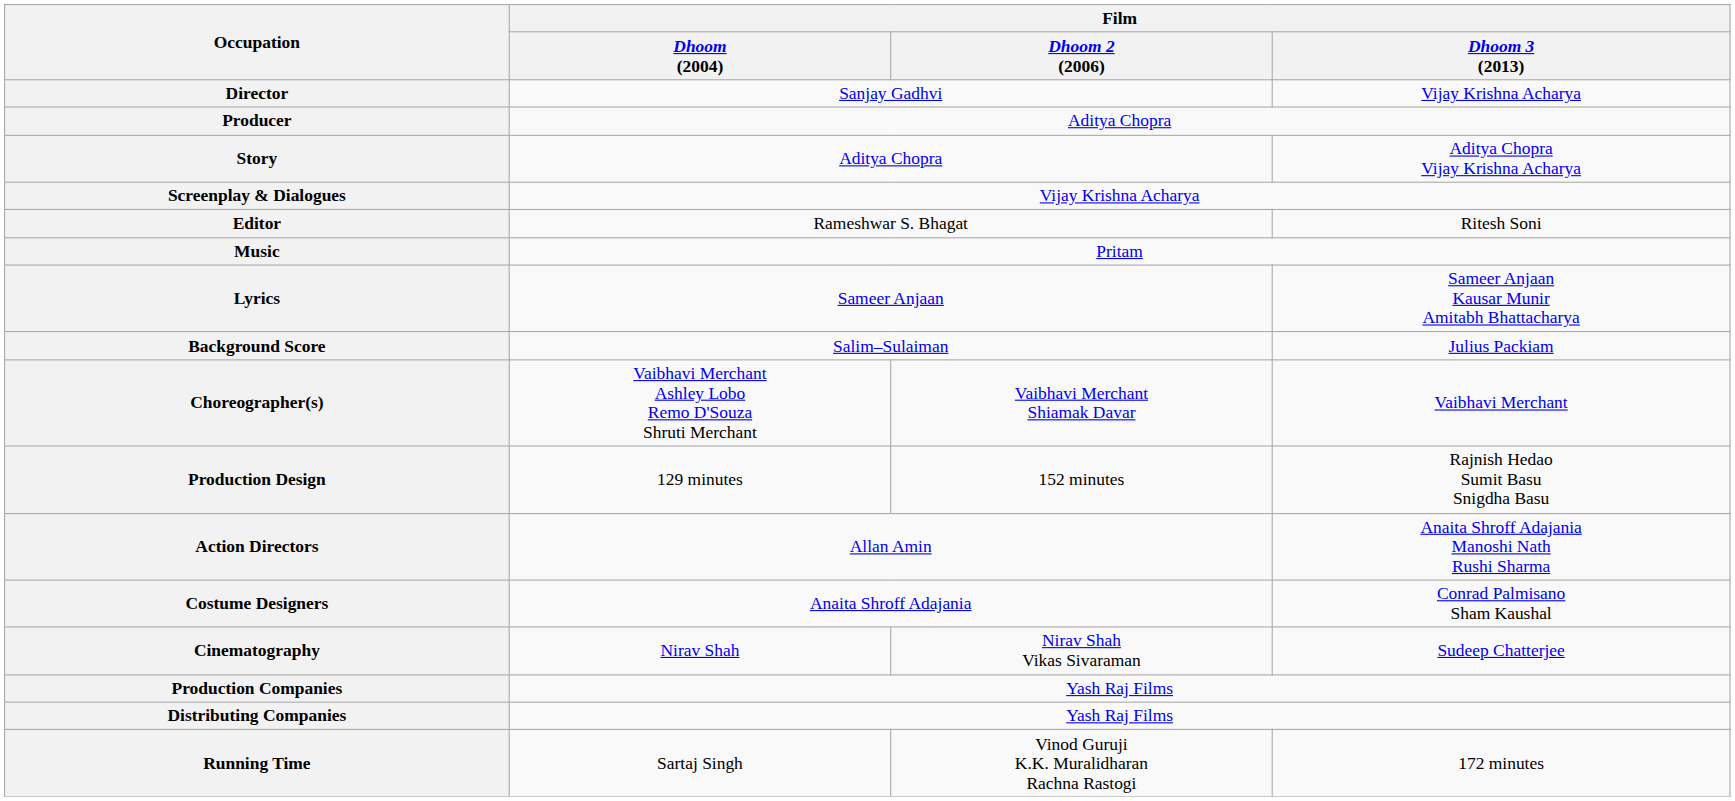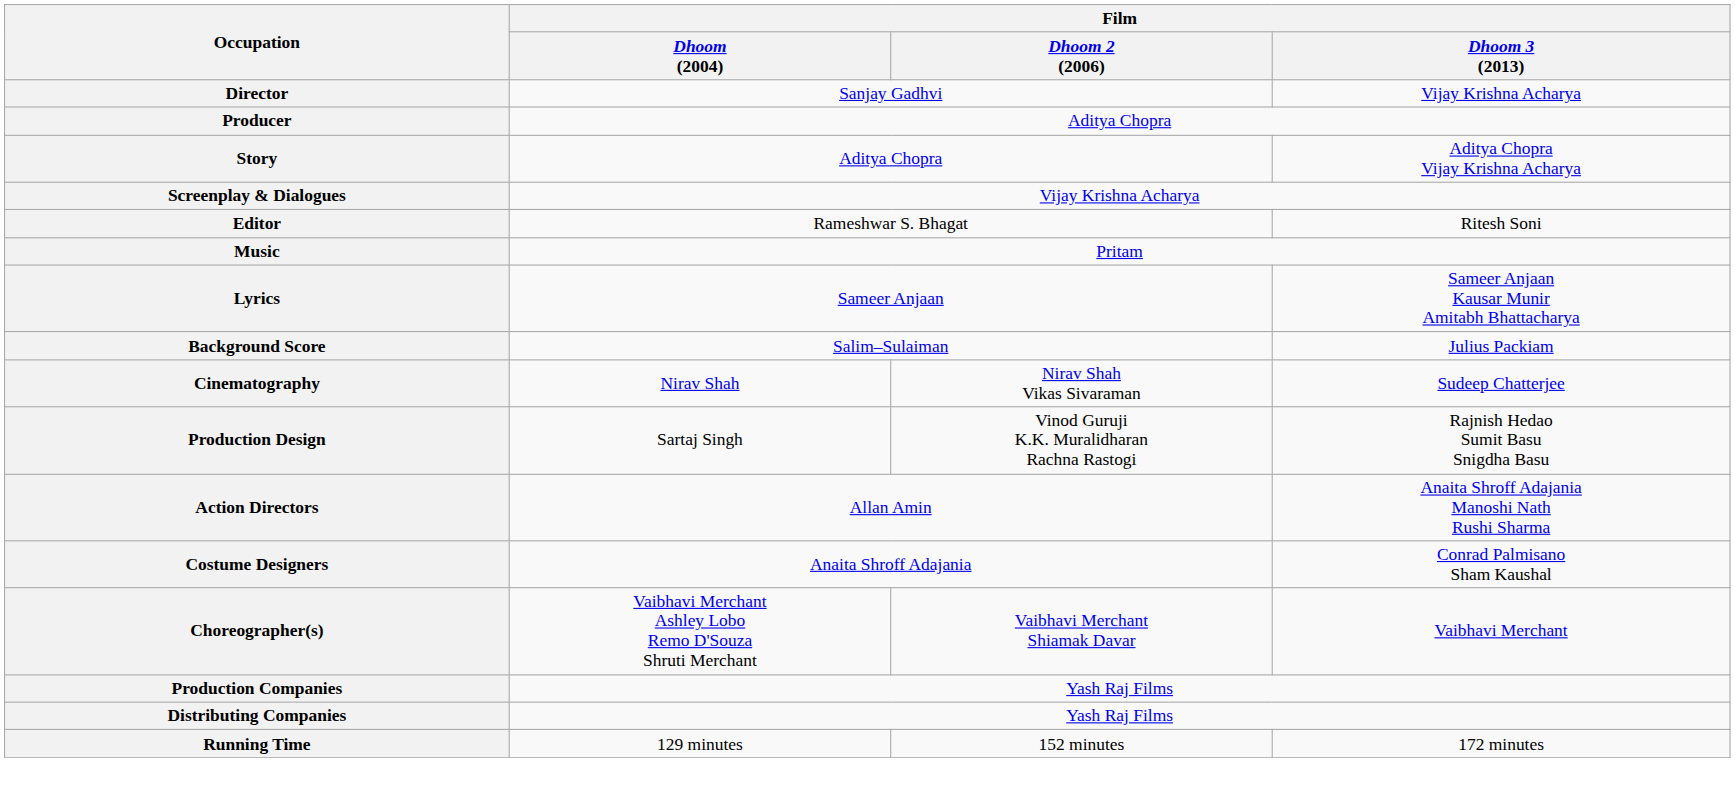rows swapped: (257, 650) <-> (257, 402)
(700, 479) 129 minutes -> (700, 440) Sartaj Singh
(1081, 479) 152 minutes -> (1081, 440) Vinod Guruji K.K. Muralidharan Rachna Rastogi
(700, 763) Sartaj Singh -> (700, 743) 129 minutes
(1081, 763) Vinod Guruji K.K. Muralidharan Rachna Rastogi -> (1081, 743) 152 minutes
